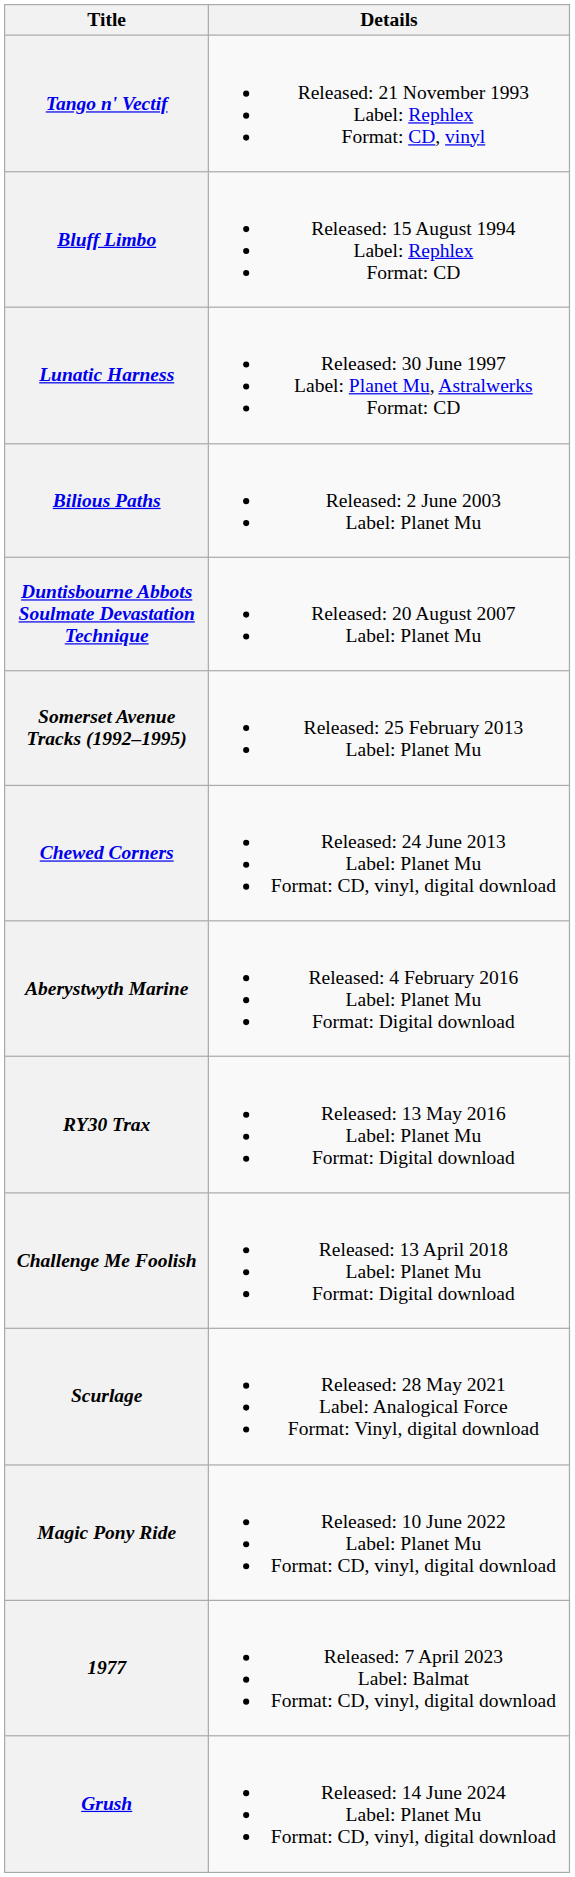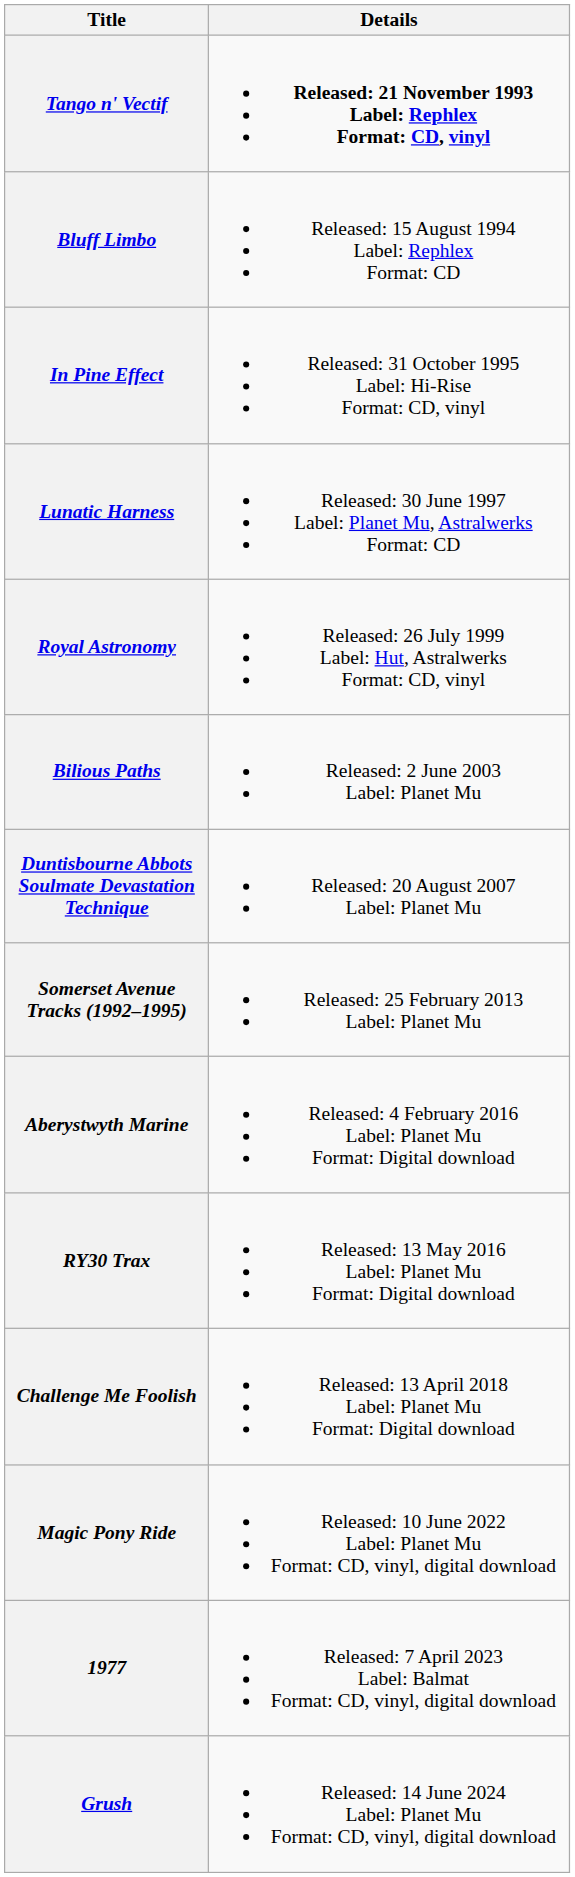(389, 114) normal -> (389, 114) bold
+ row: (107, 375)
+ row: (107, 646)
- row: (107, 852)
- row: (107, 1396)
